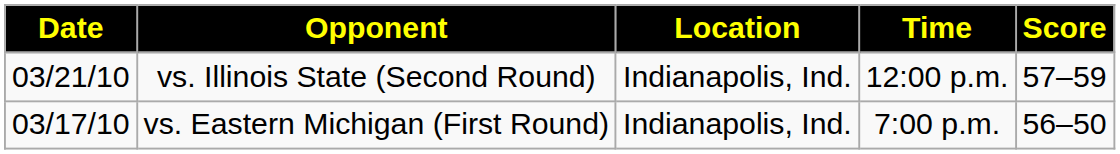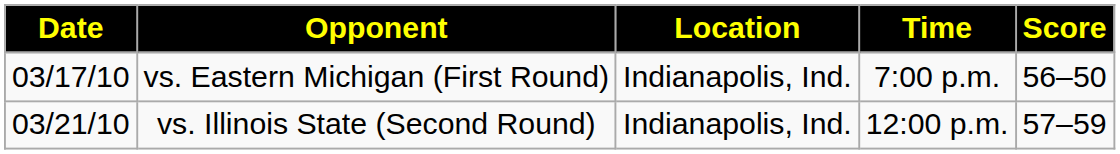rows swapped: (376, 124) <-> (376, 76)
